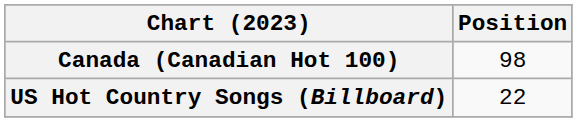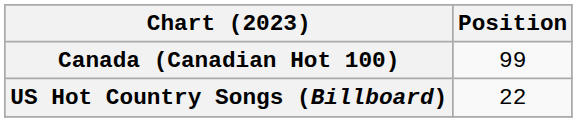(513, 60) 98 -> (513, 60) 99
